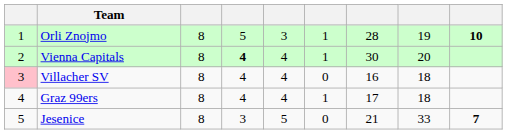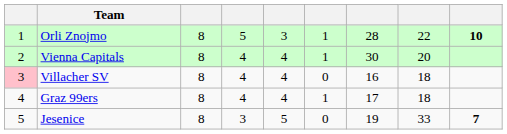(424, 35) 19 -> (424, 35) 22
(243, 56) bold -> (243, 56) normal
(372, 118) 21 -> (372, 118) 19
